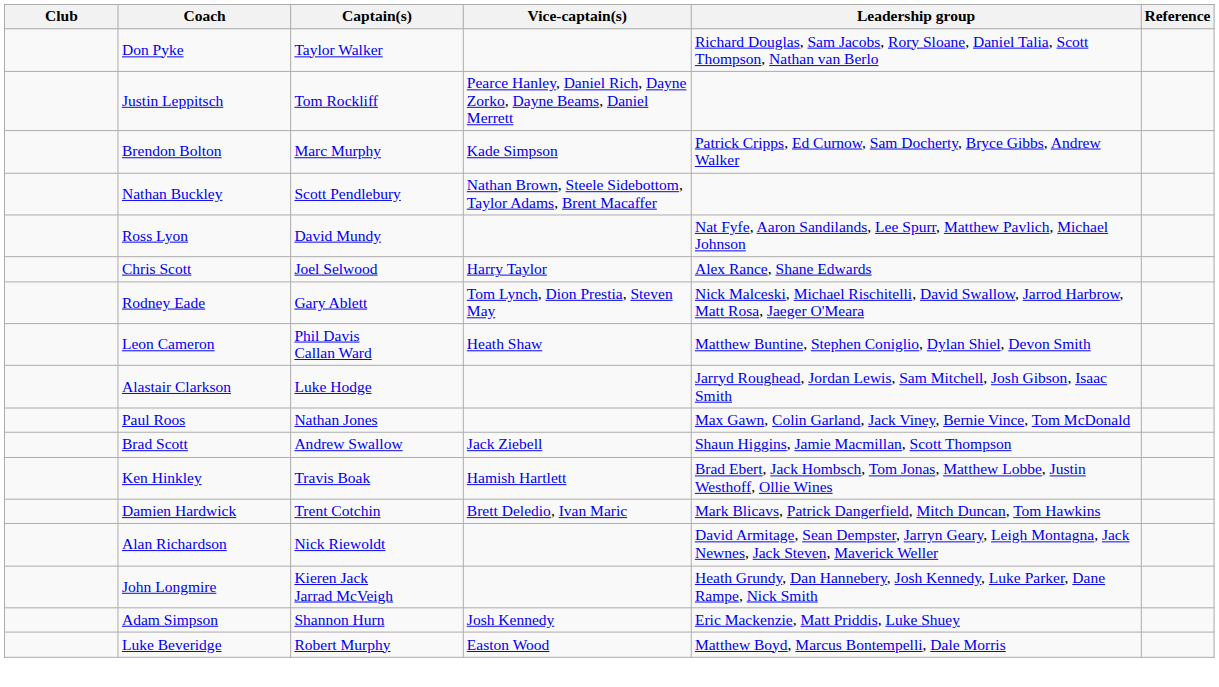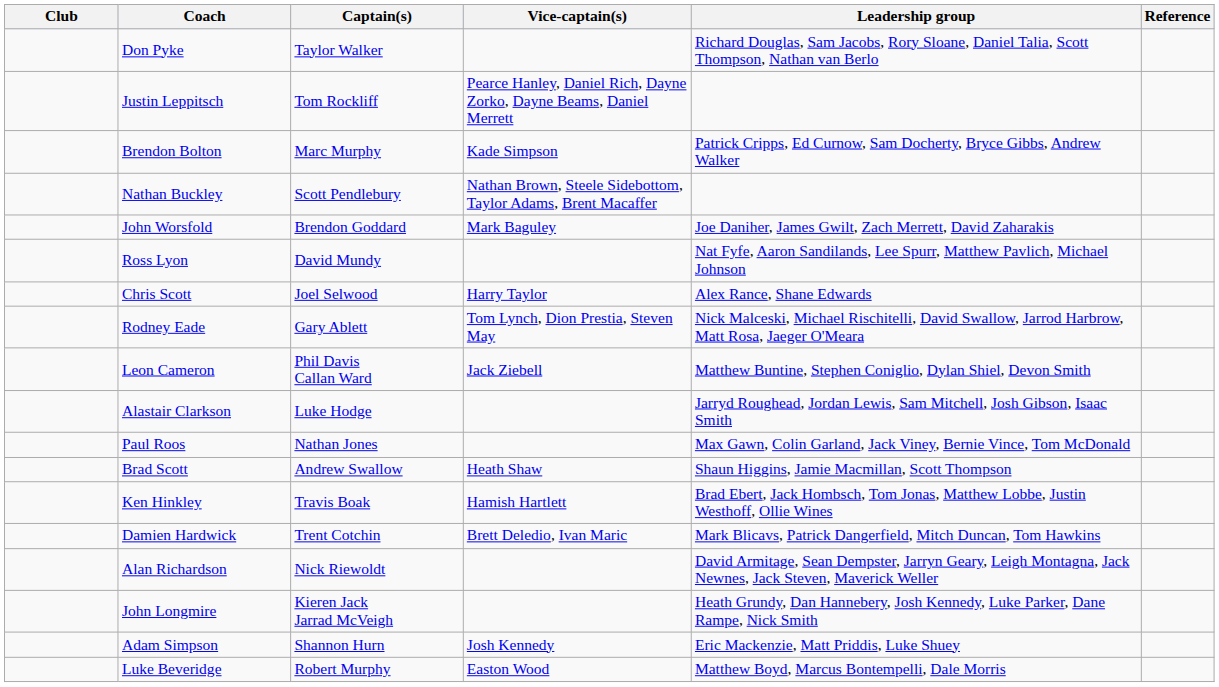+ row: (167, 227)
(505, 344) Heath Shaw -> (505, 369) Jack Ziebell
(505, 444) Jack Ziebell -> (505, 469) Heath Shaw
